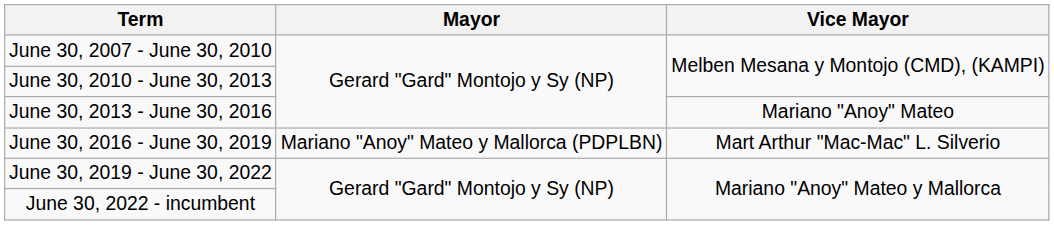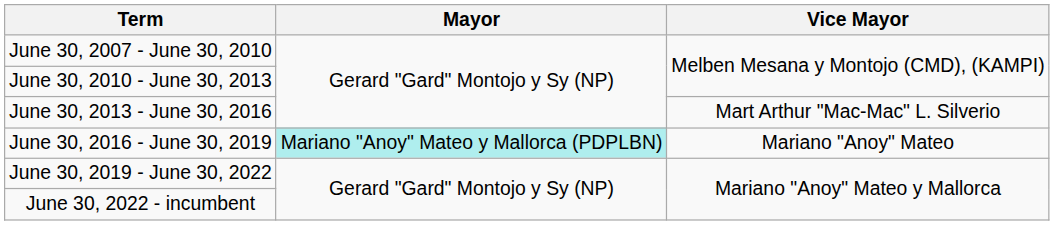(858, 111) Mariano "Anoy" Mateo -> (858, 111) Mart Arthur "Mac-Mac" L. Silverio
(471, 142) no background -> (471, 142) paleturquoise background
(858, 142) Mart Arthur "Mac-Mac" L. Silverio -> (858, 142) Mariano "Anoy" Mateo
